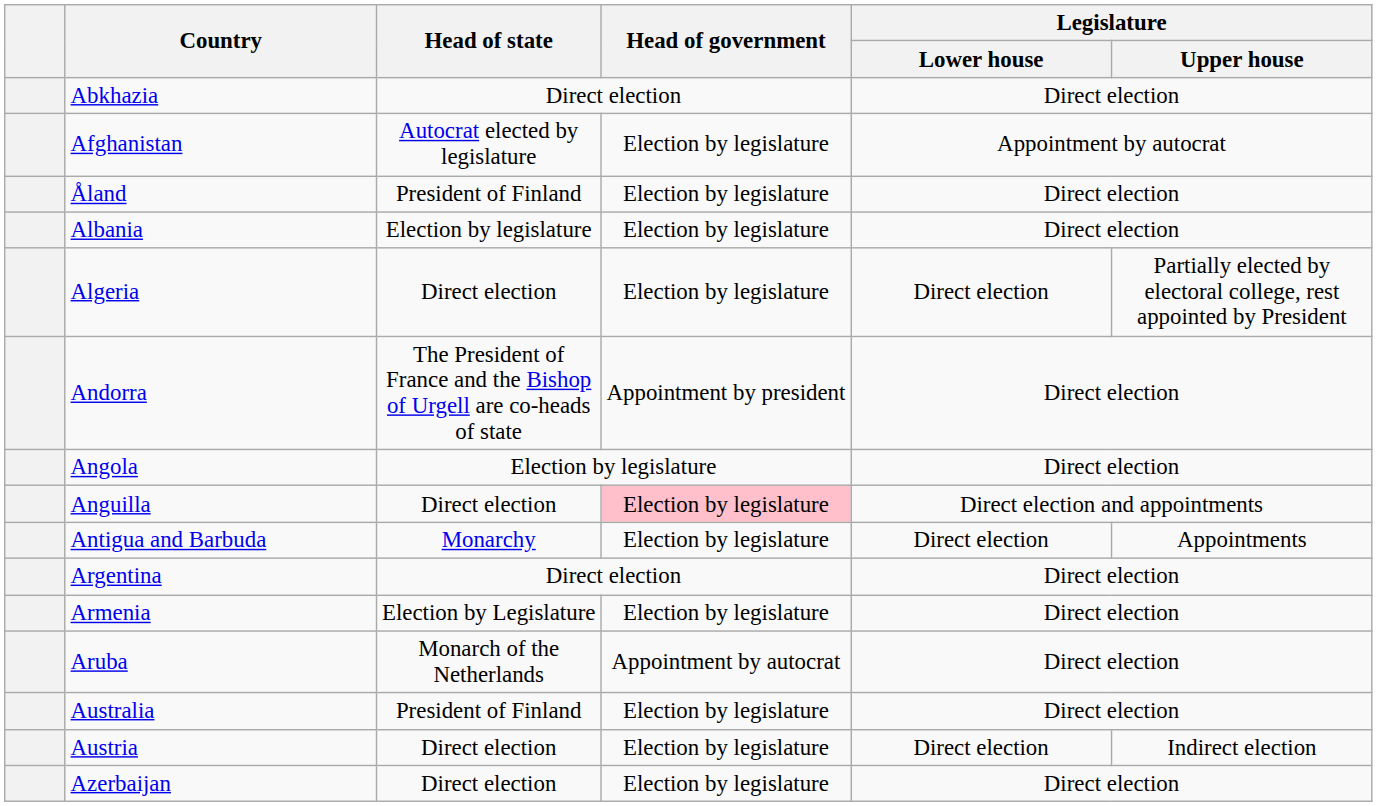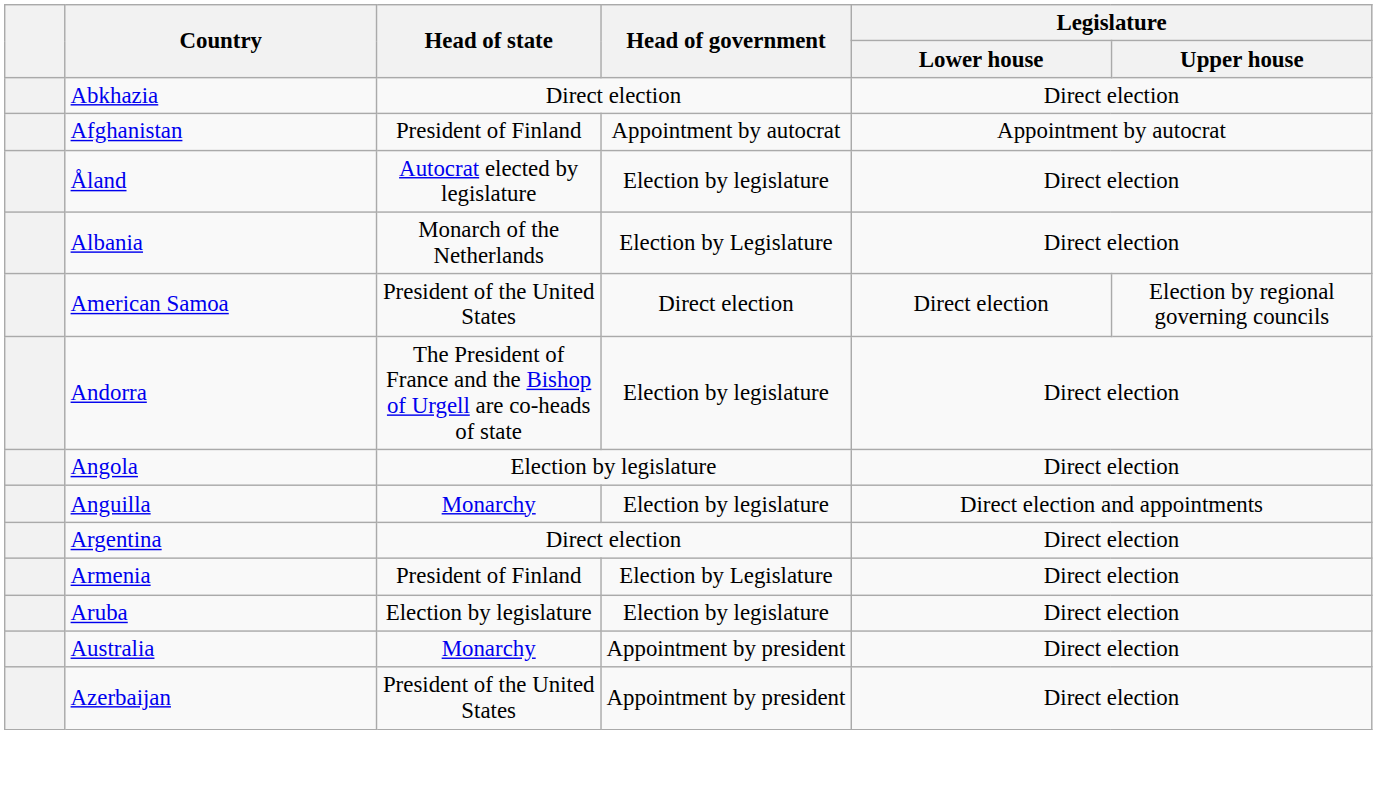(489, 144) Autocrat elected by legislature -> (489, 131) President of Finland
(726, 144) Election by legislature -> (726, 131) Appointment by autocrat
(489, 193) President of Finland -> (489, 180) Autocrat elected by legislature
(489, 229) Election by legislature -> (489, 242) Monarch of the Netherlands
(726, 229) Election by legislature -> (726, 242) Election by Legislature
- row: (105, 291)
+ row: (150, 304)
(726, 392) Appointment by president -> (726, 392) Election by legislature
(489, 503) Direct election -> (489, 503) Monarchy
(726, 503) pink background -> (726, 503) no background
- row: (168, 539)
(489, 612) Election by Legislature -> (489, 576) President of Finland
(726, 612) Election by legislature -> (726, 576) Election by Legislature
(489, 661) Monarch of the Netherlands -> (489, 612) Election by legislature
(726, 661) Appointment by autocrat -> (726, 612) Election by legislature
(489, 710) President of Finland -> (489, 648) Monarchy
(726, 710) Election by legislature -> (726, 648) Appointment by president
- row: (104, 747)
(489, 783) Direct election -> (489, 697) President of the United States
(726, 783) Election by legislature -> (726, 697) Appointment by president
